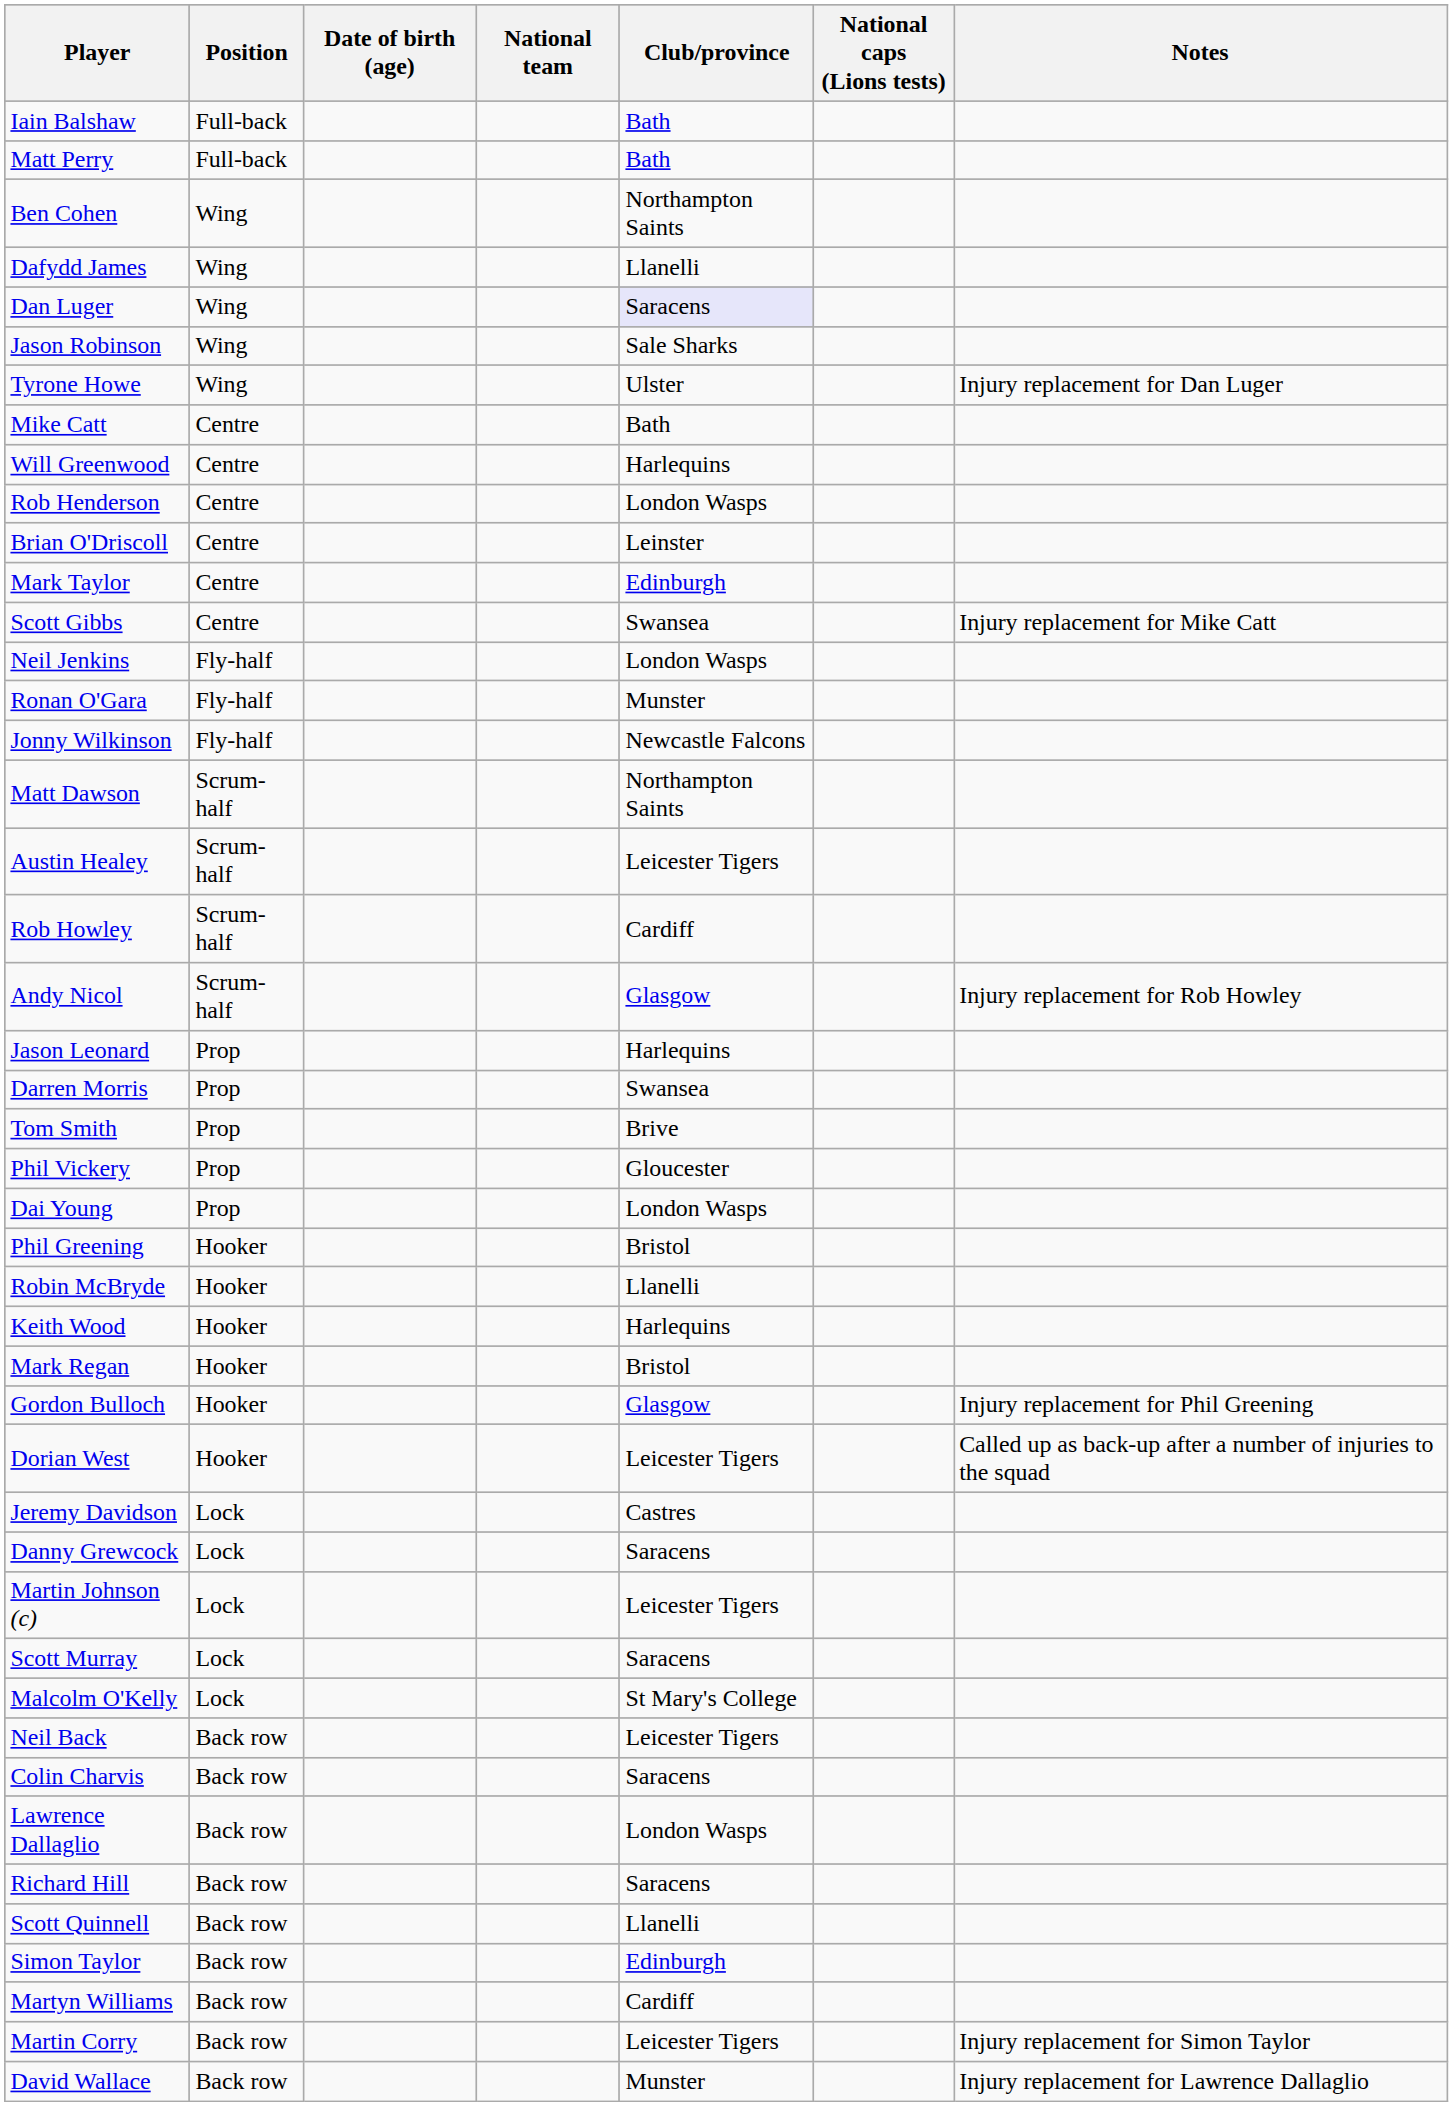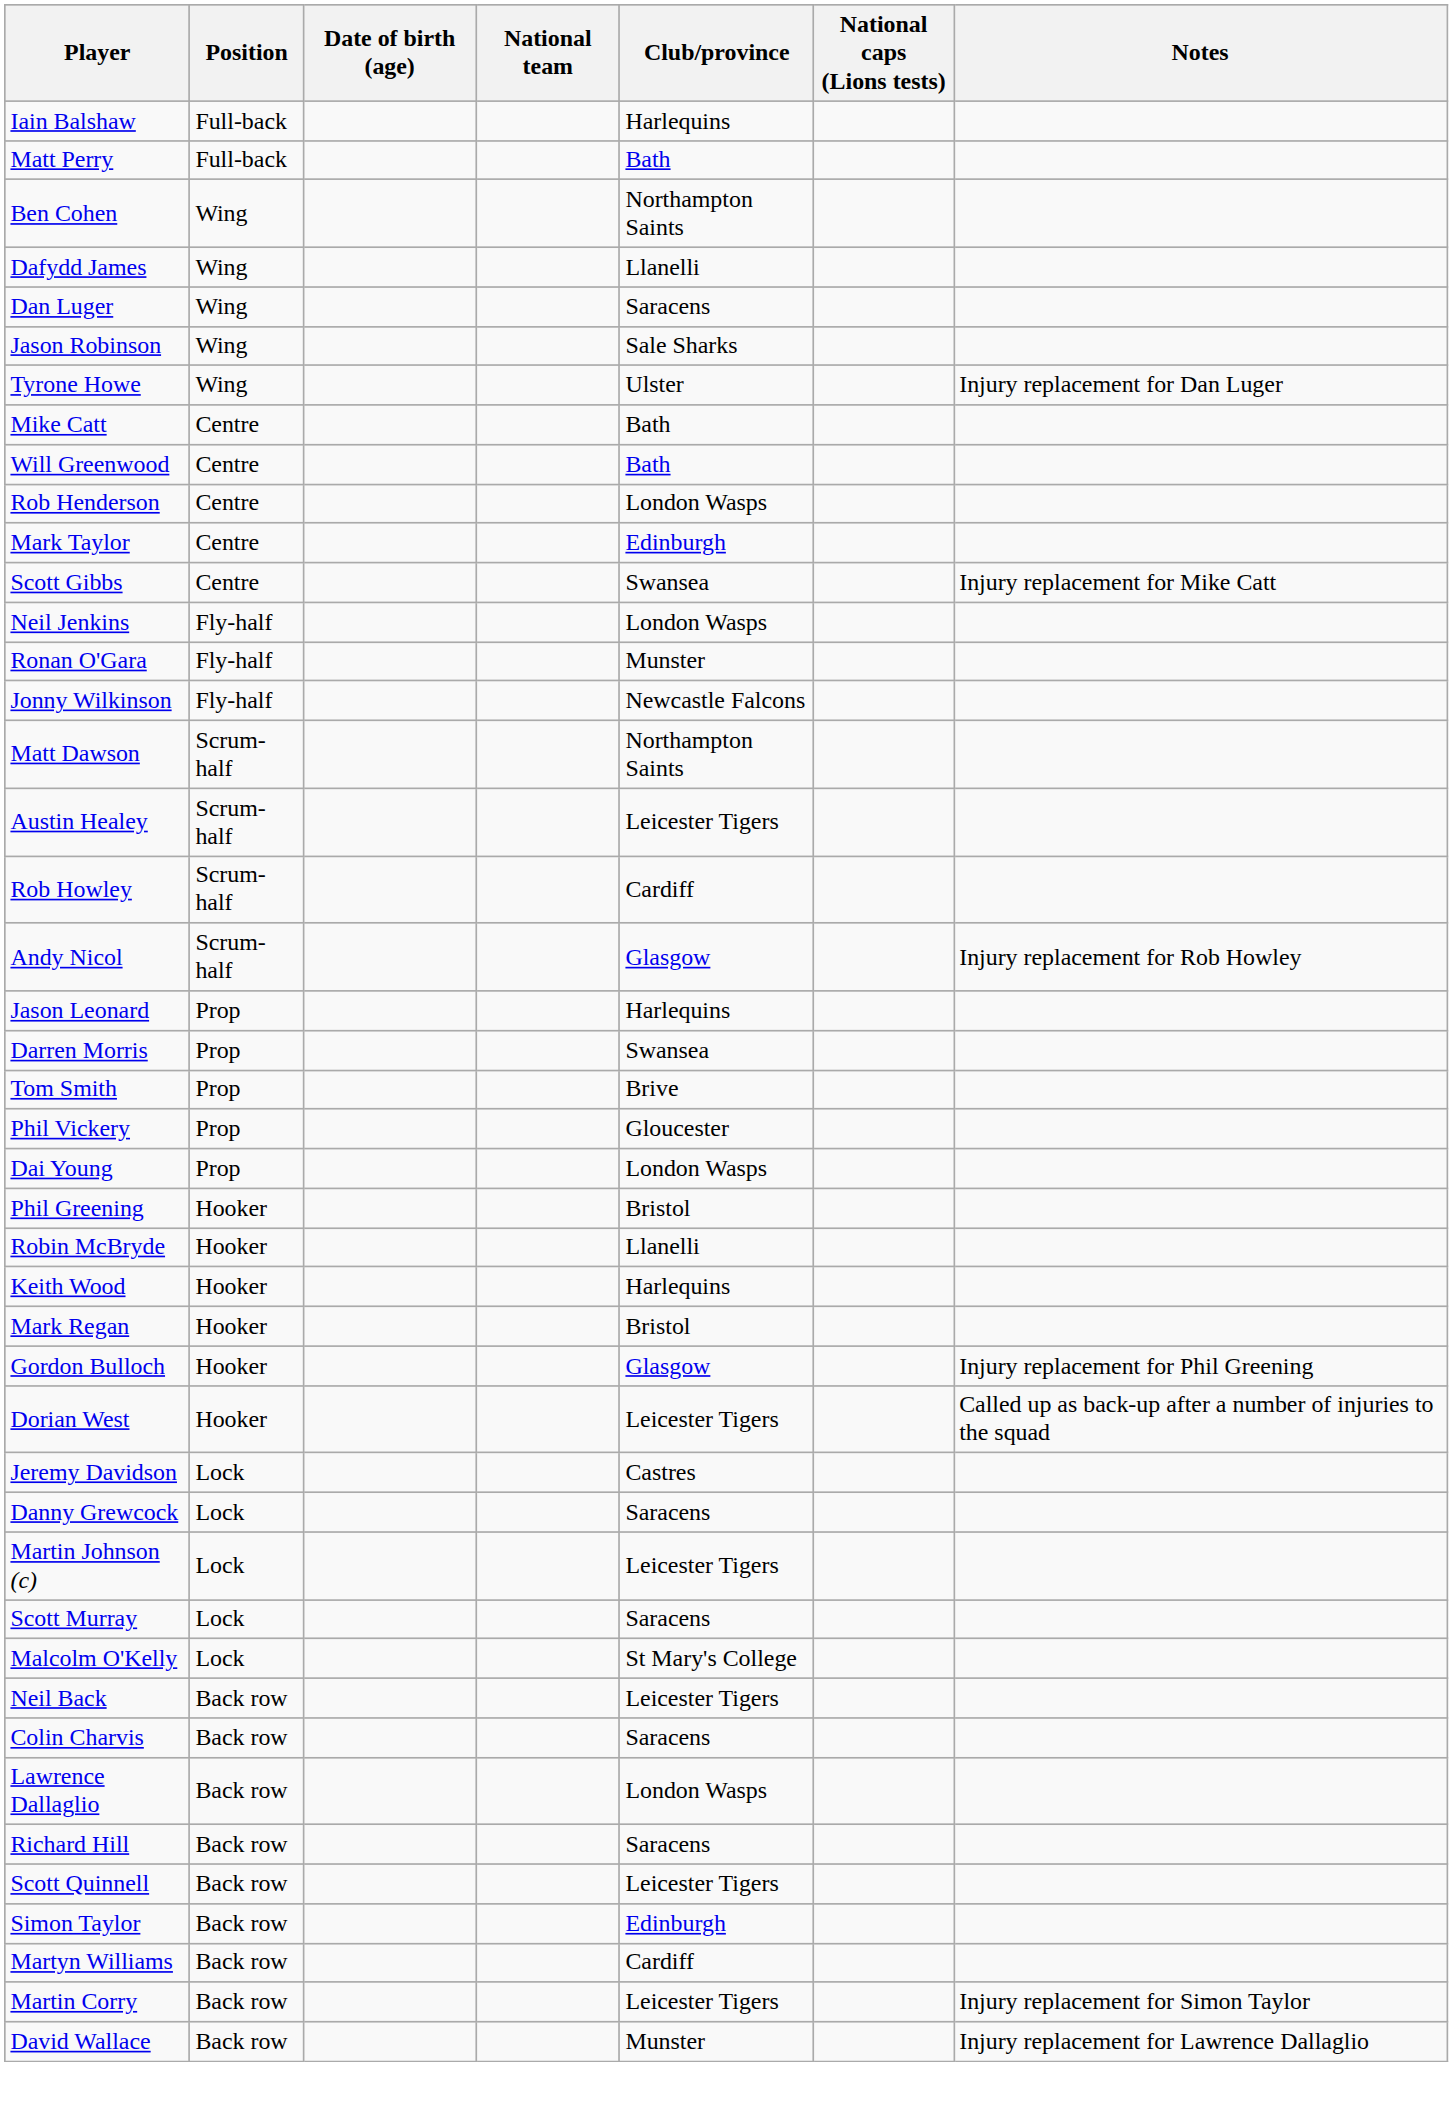(648, 120) Bath -> (678, 120) Harlequins
(668, 306) lavender background -> (668, 306) no background
(678, 464) Harlequins -> (648, 464) Bath
- row: (89, 542)
(663, 1923) Llanelli -> (702, 1883) Leicester Tigers
